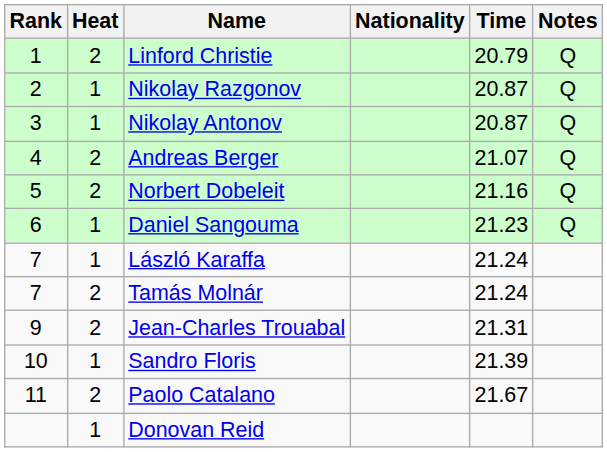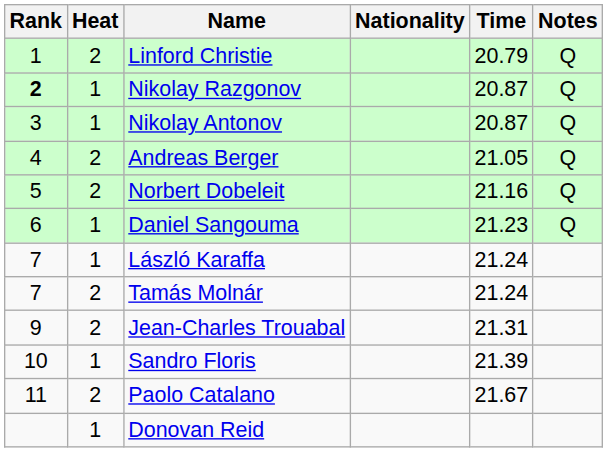(36, 89) normal -> (36, 89) bold
(501, 157) 21.07 -> (501, 157) 21.05
